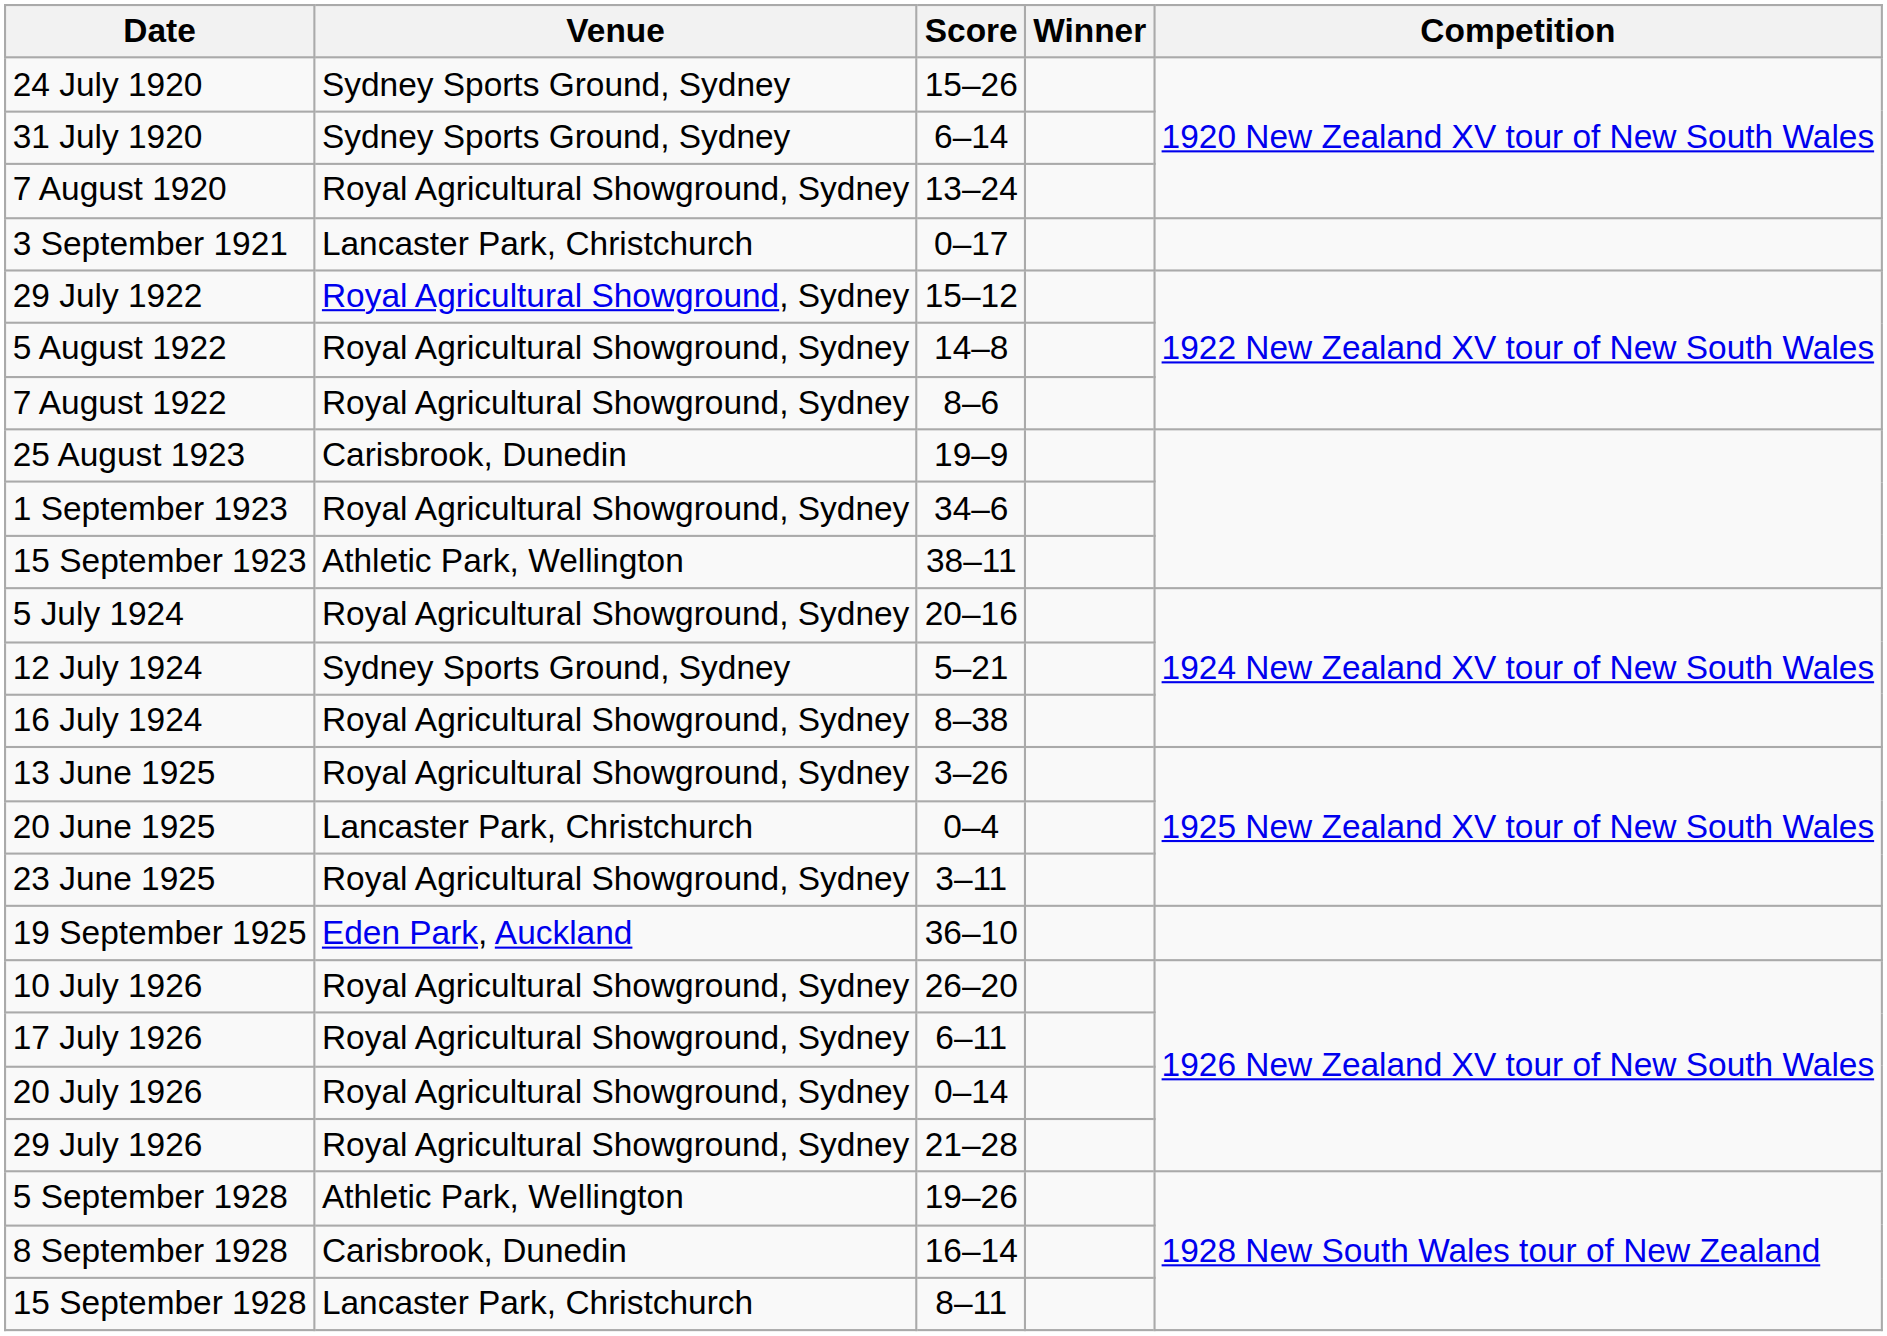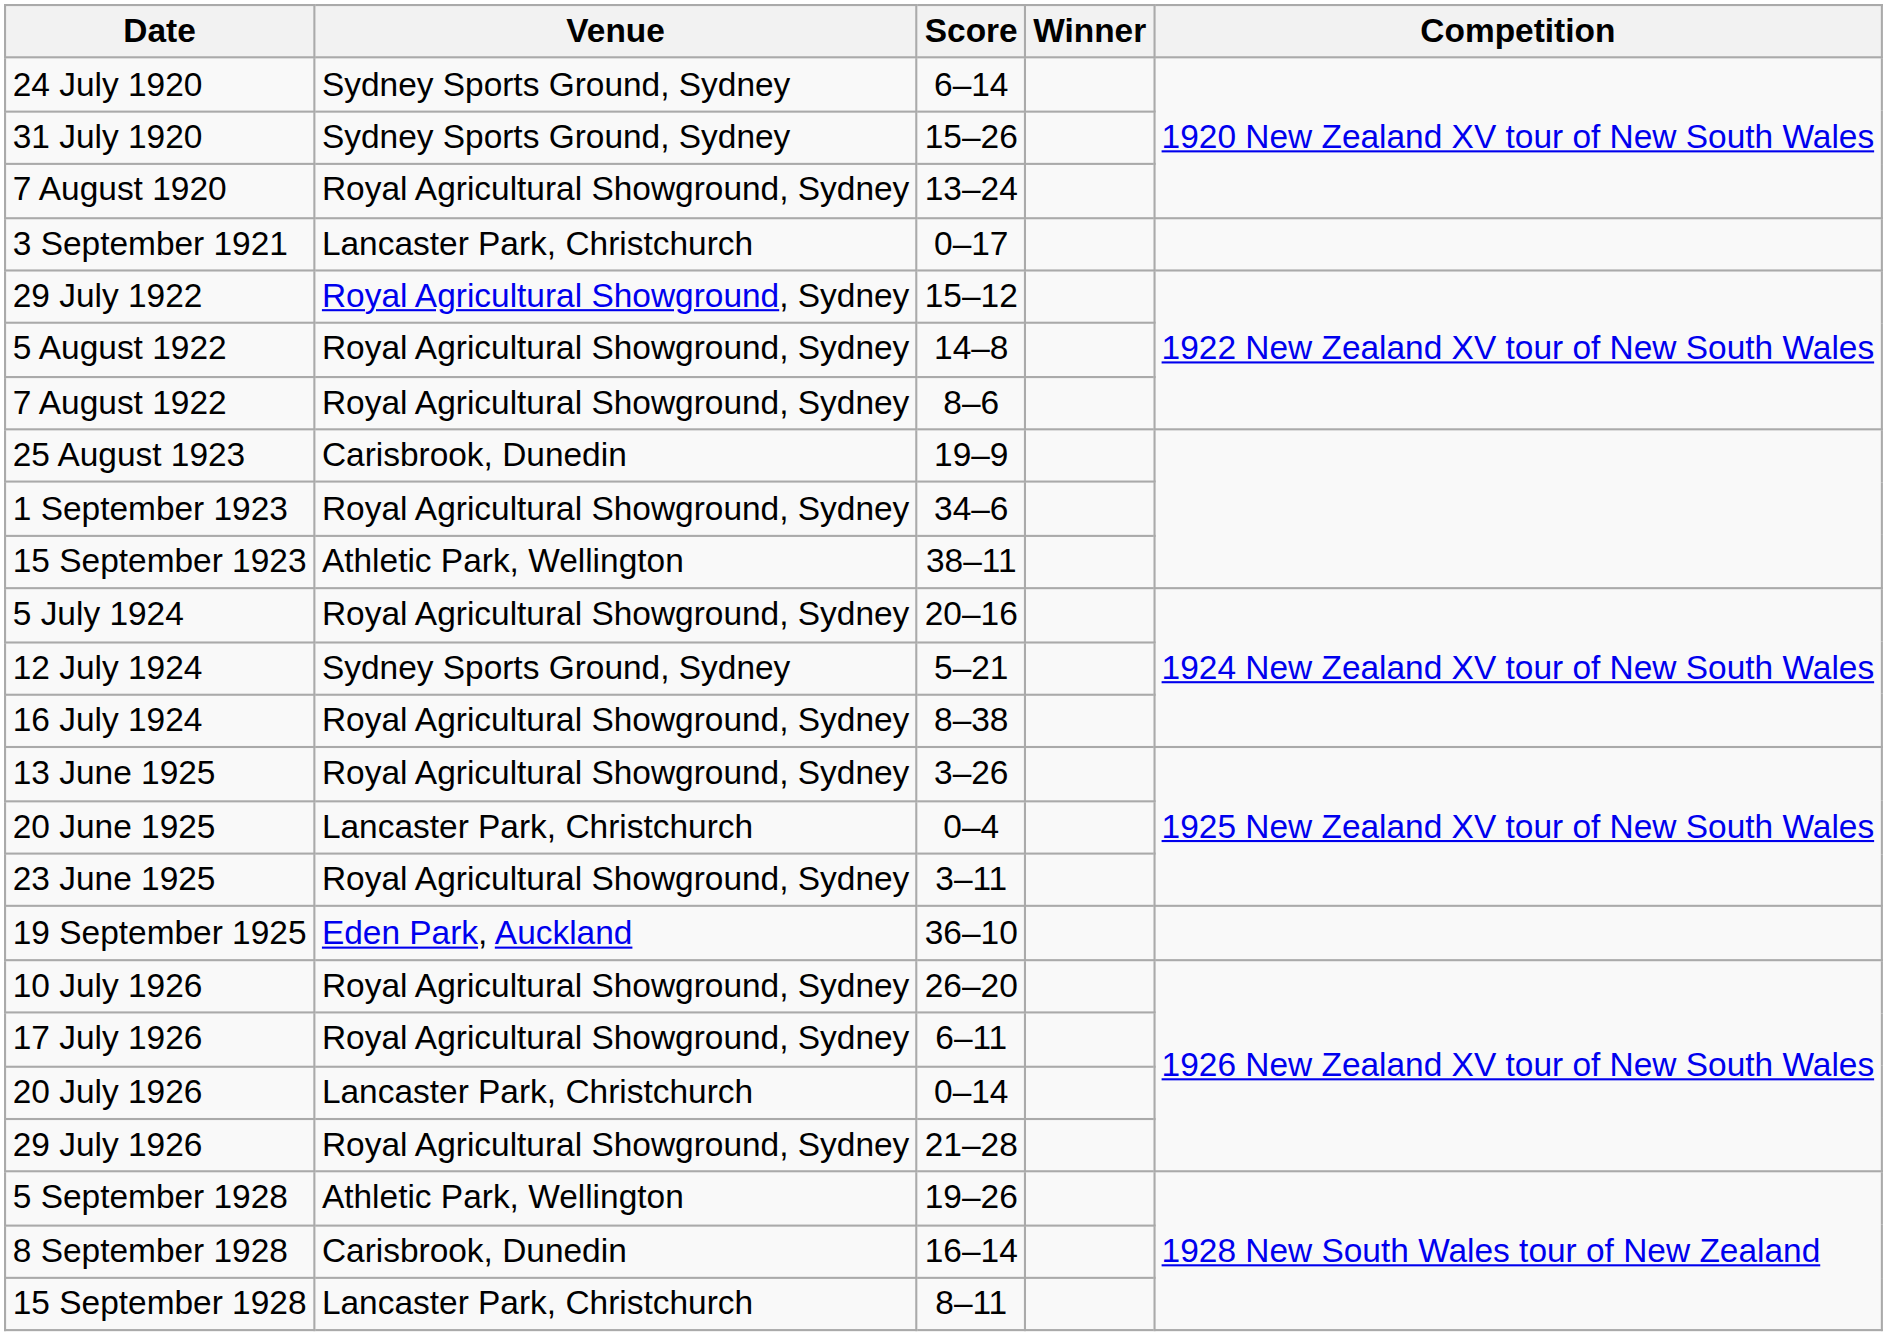(971, 84) 15–26 -> (971, 84) 6–14
(971, 137) 6–14 -> (971, 137) 15–26
(616, 1091) Royal Agricultural Showground, Sydney -> (538, 1091) Lancaster Park, Christchurch
